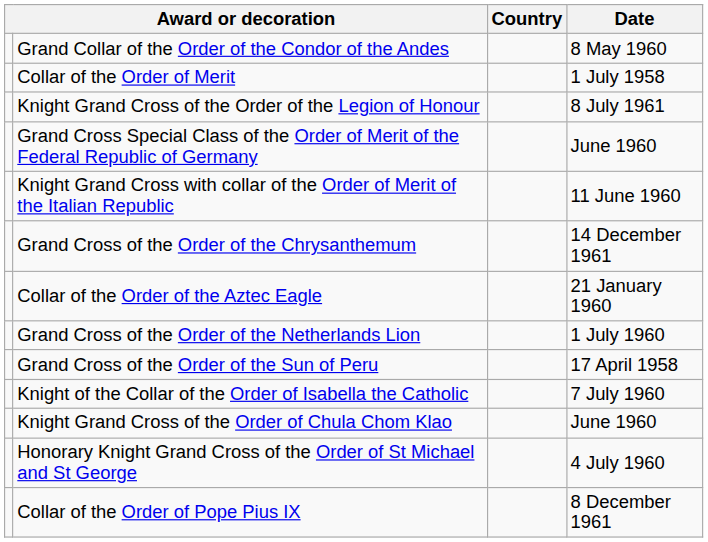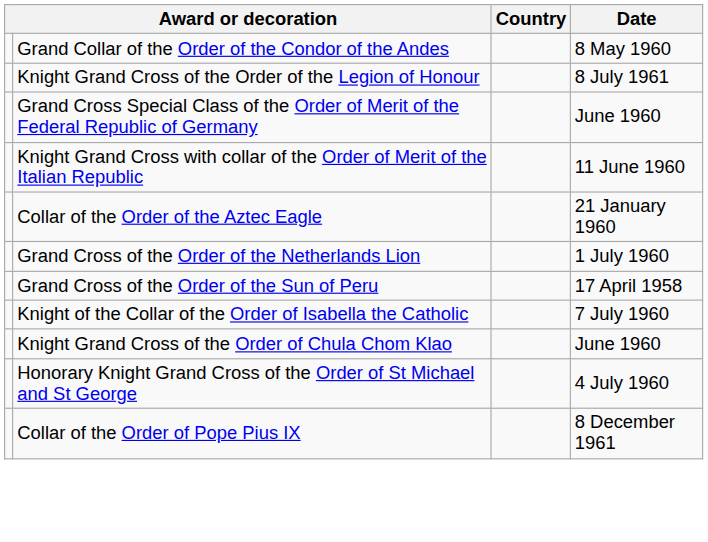- row: (126, 77)
- row: (217, 245)
